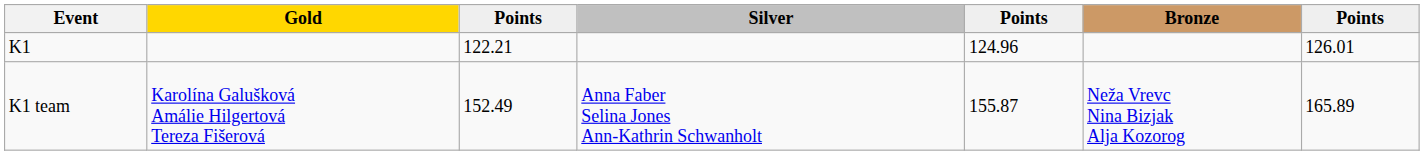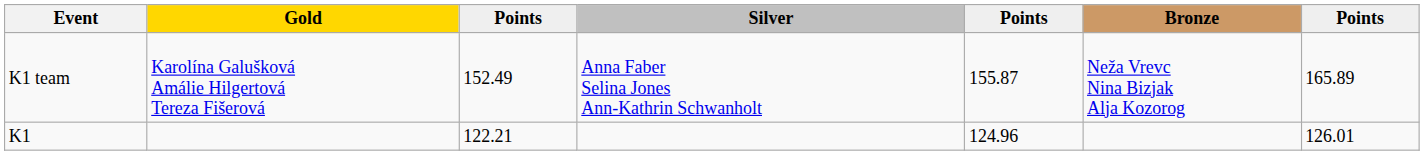rows swapped: (20, 47) <-> (39, 105)
